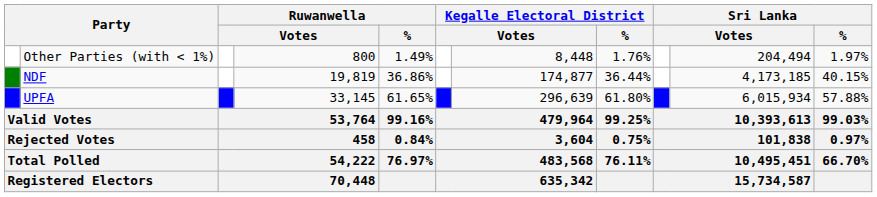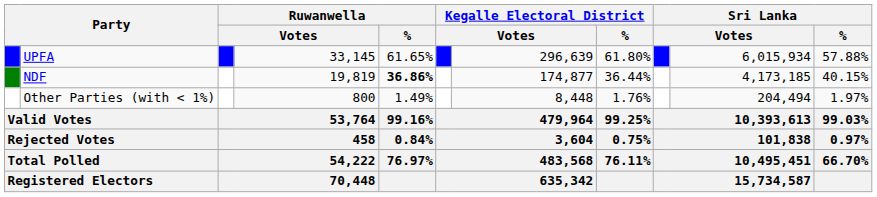rows swapped: (39, 98) <-> (119, 56)
(410, 77) normal -> (410, 77) bold
